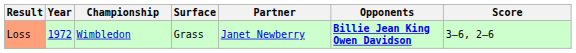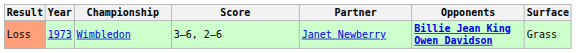columns swapped: (195, 13) <-> (507, 13)
(60, 35) 1972 -> (60, 35) 1973
